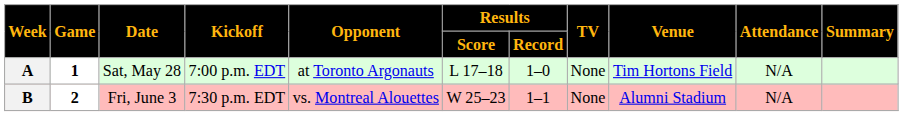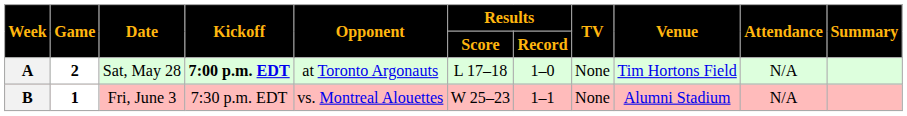(75, 71) 1 -> (75, 71) 2
(237, 71) normal -> (239, 71) bold
(75, 97) 2 -> (75, 97) 1
